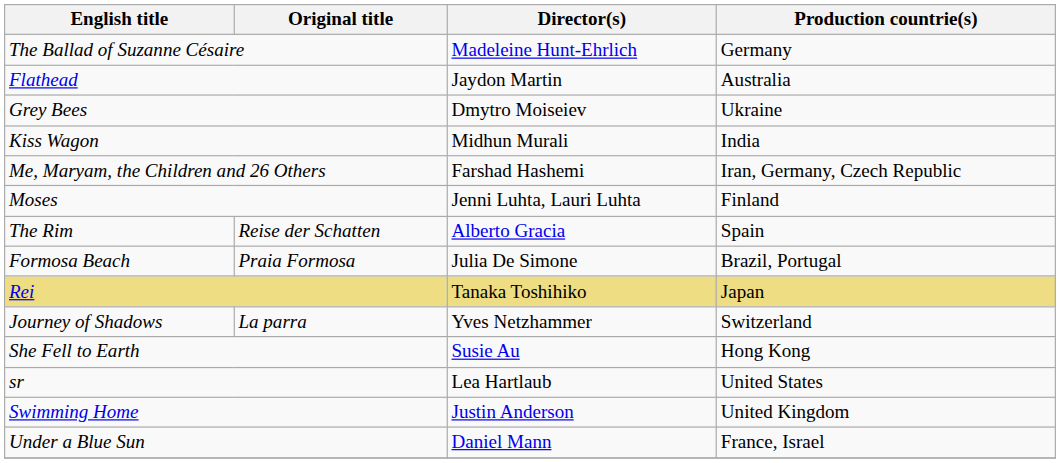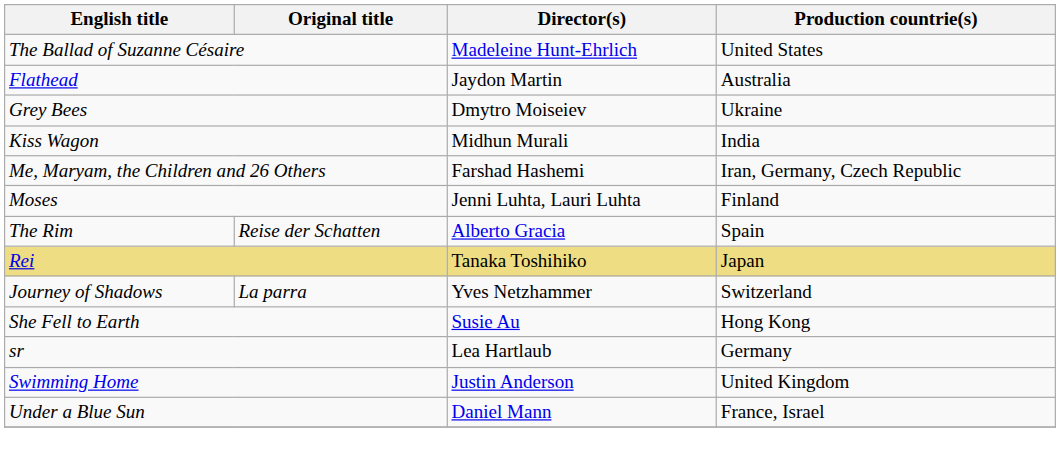(756, 49) Germany -> (772, 49) United States
- row: (70, 261)
(772, 381) United States -> (756, 351) Germany
